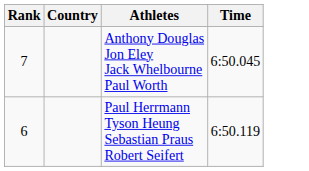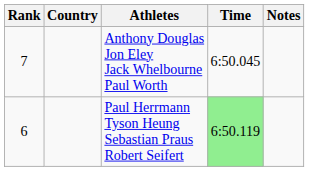+ column: (284, 15)
(235, 131) no background -> (235, 131) lightgreen background
